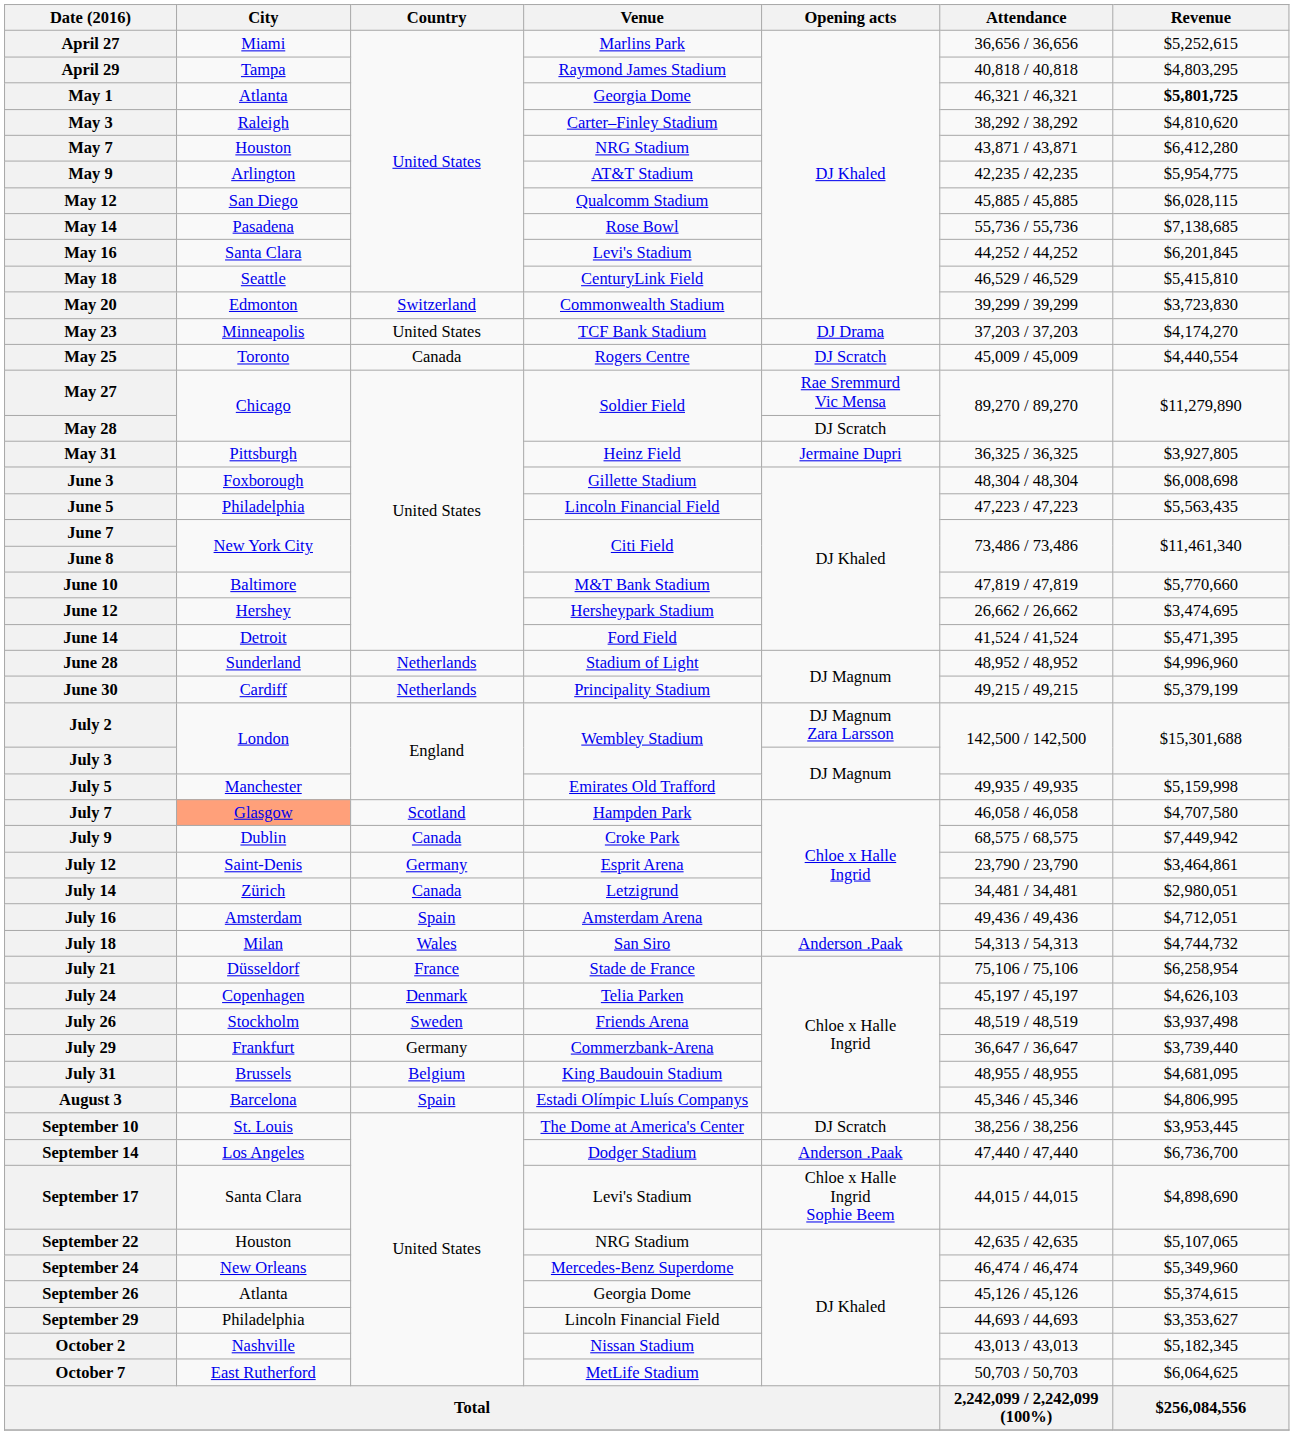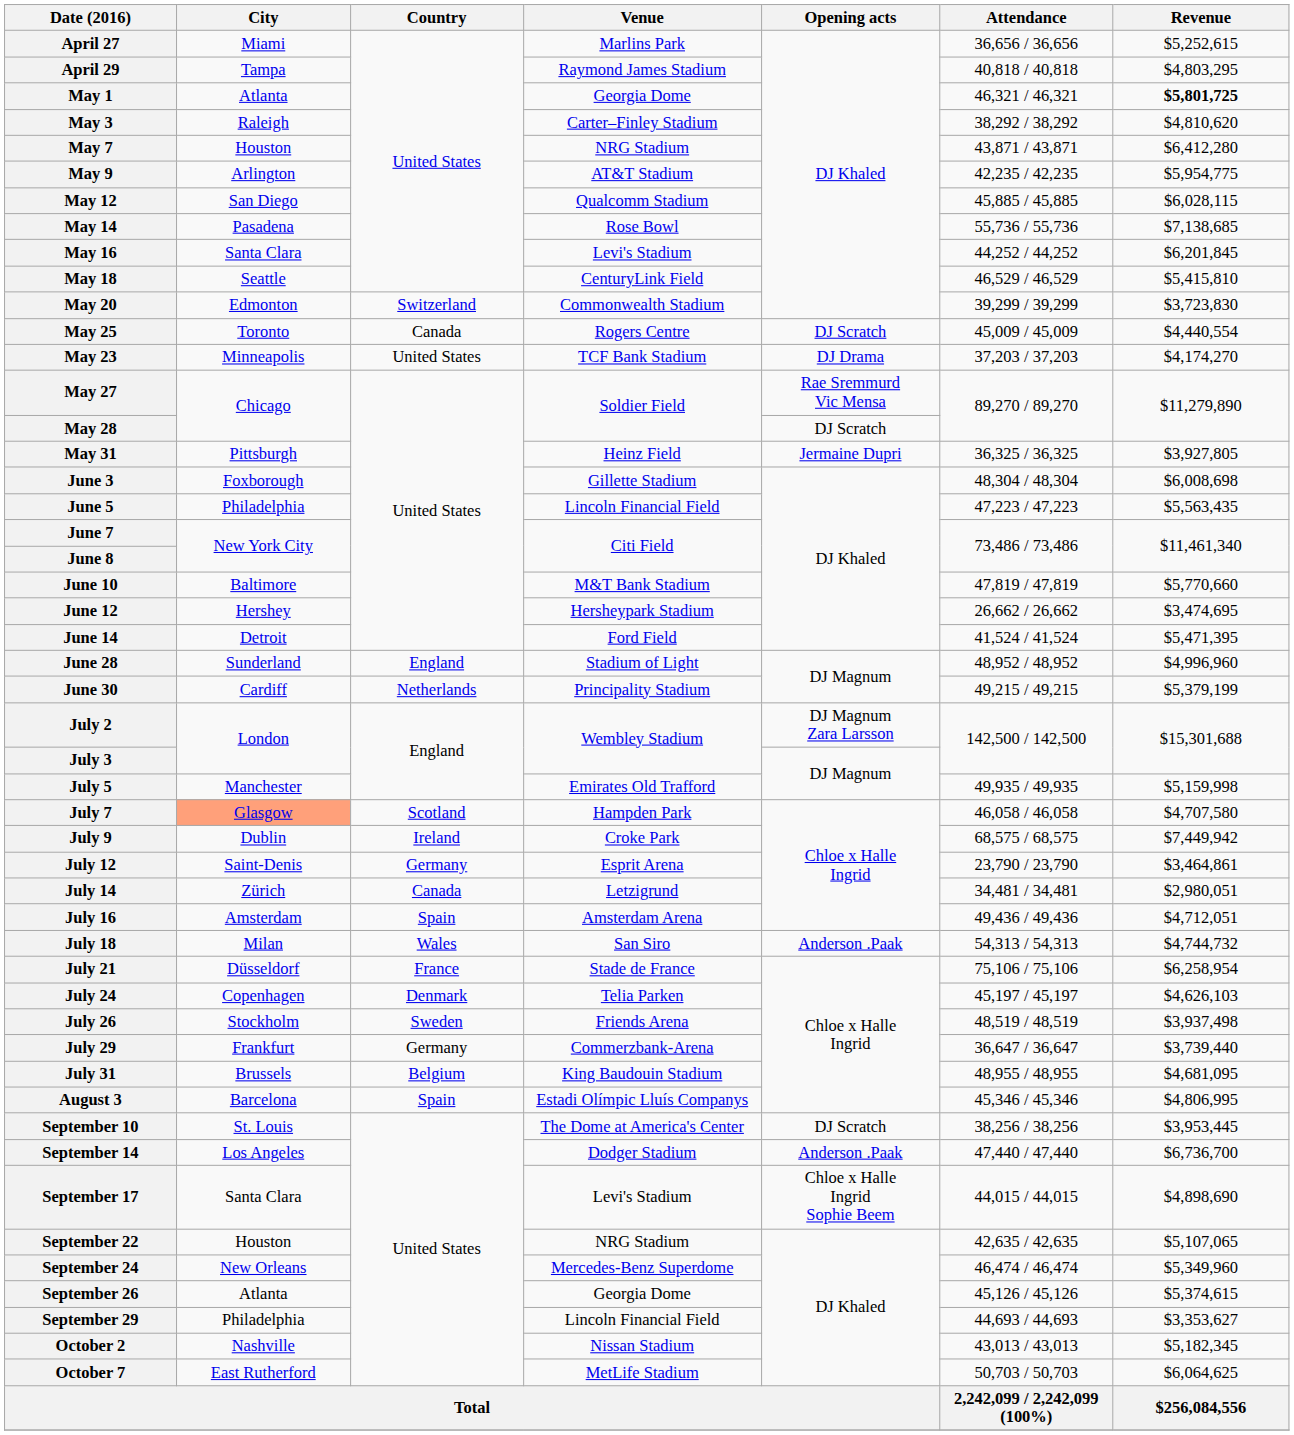rows swapped: (90, 331) <-> (90, 357)
(437, 663) Netherlands -> (437, 663) England
(437, 838) Canada -> (437, 838) Ireland
